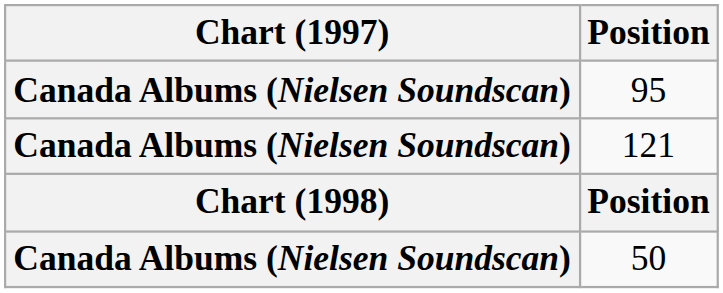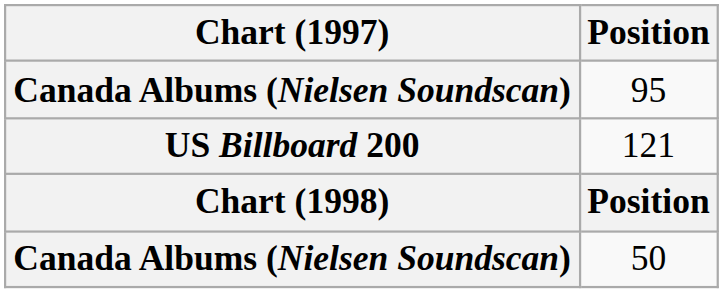(292, 145) Canada Albums (Nielsen Soundscan) -> (292, 145) US Billboard 200
